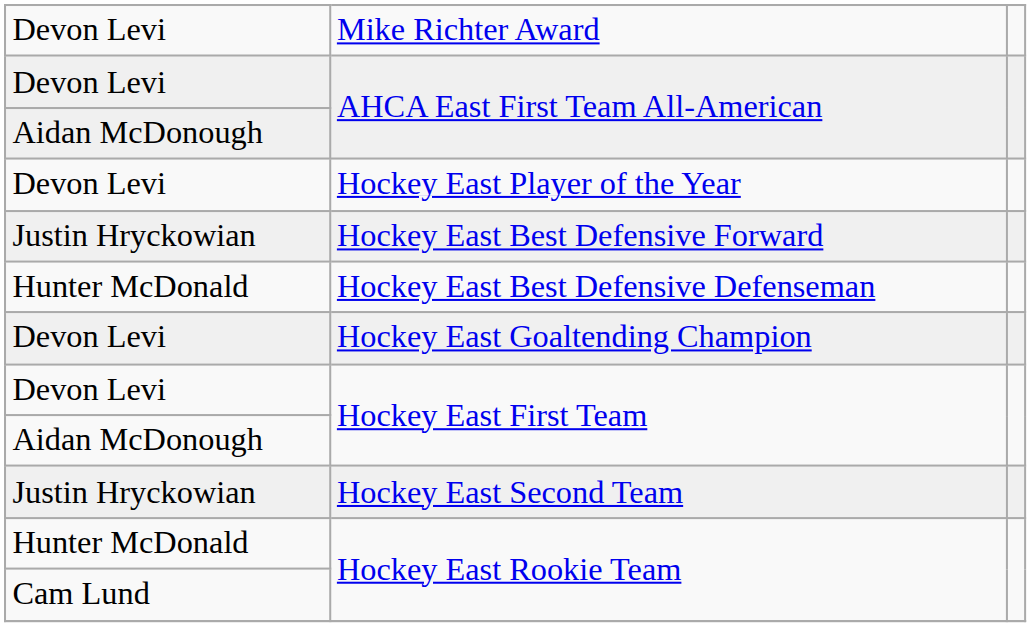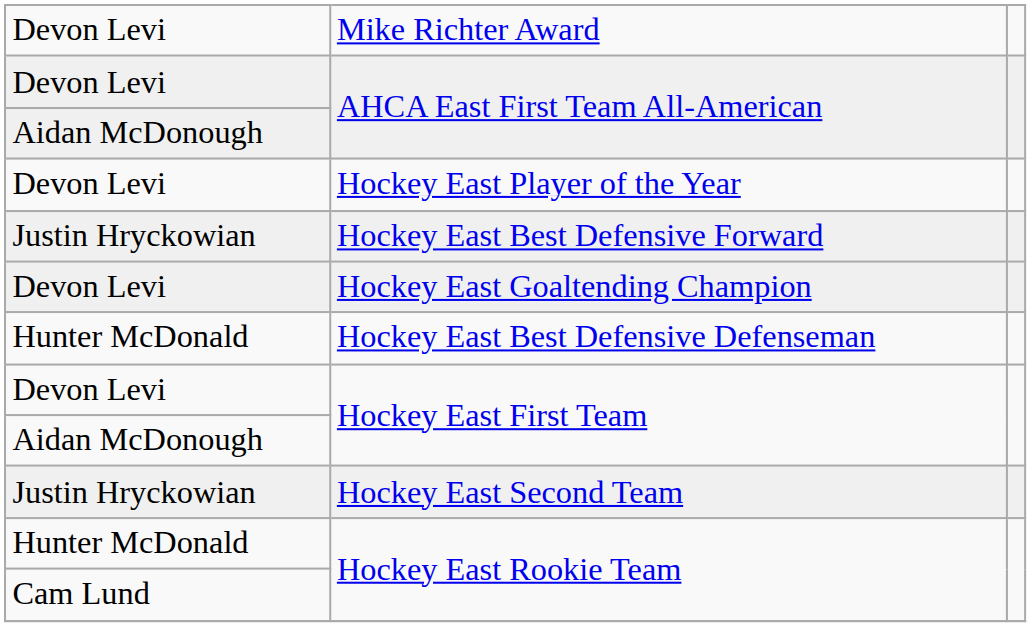rows swapped: (130, 286) <-> (89, 337)
